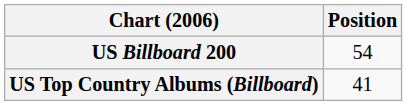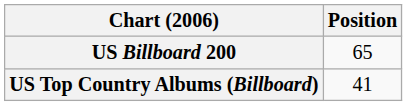(363, 52) 54 -> (363, 52) 65
